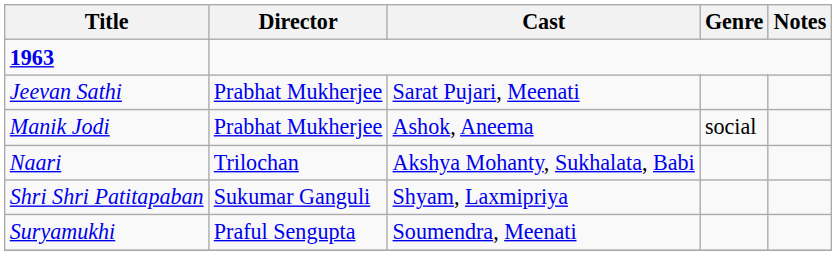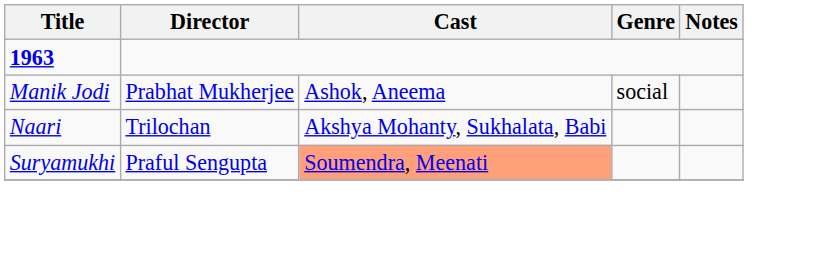- row: (66, 92)
- row: (107, 197)
(485, 232) no background -> (396, 162) lightsalmon background
